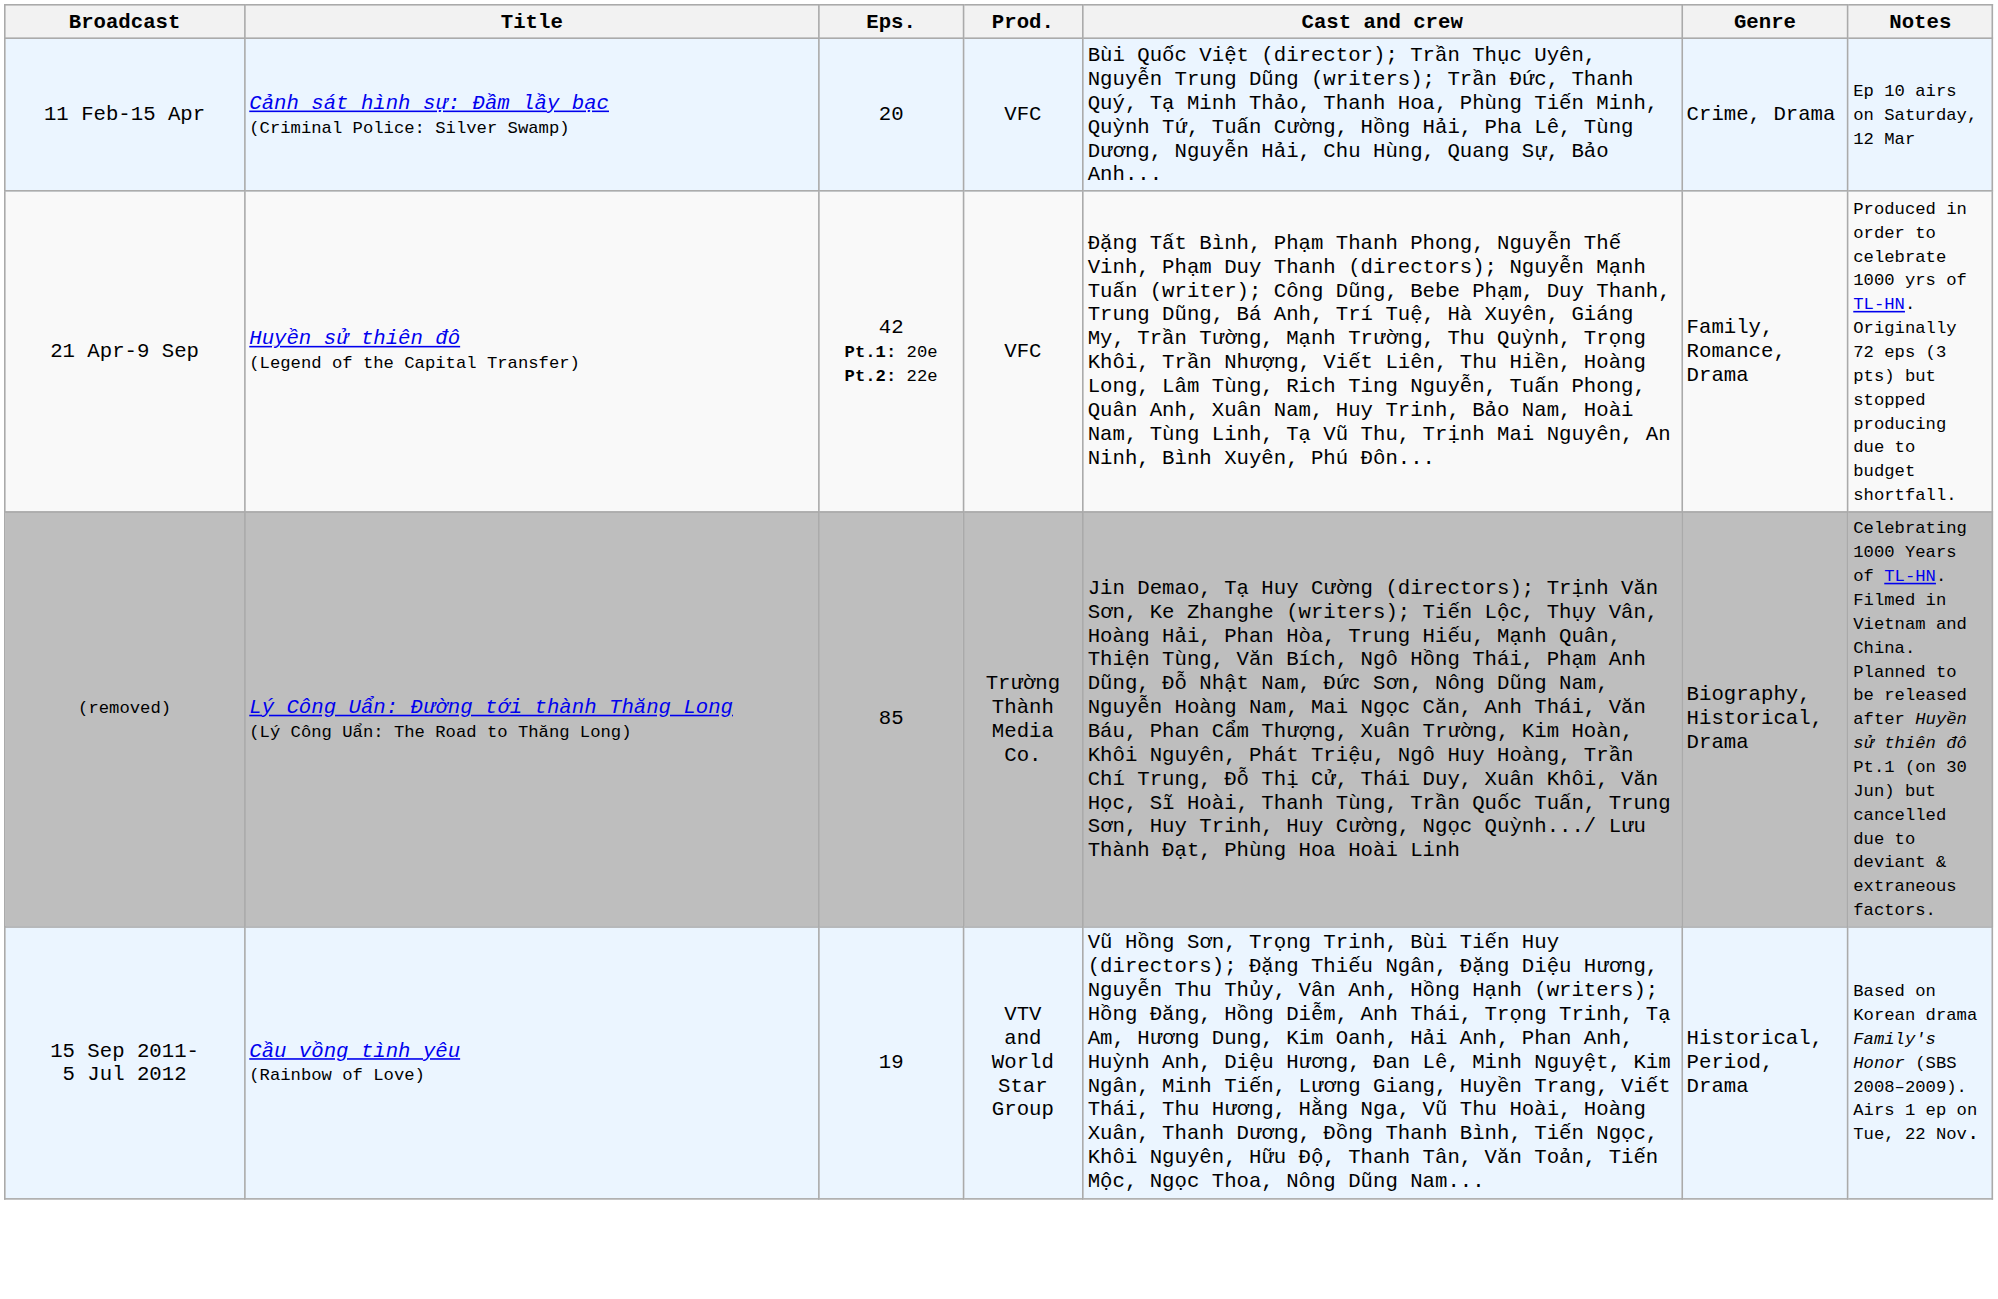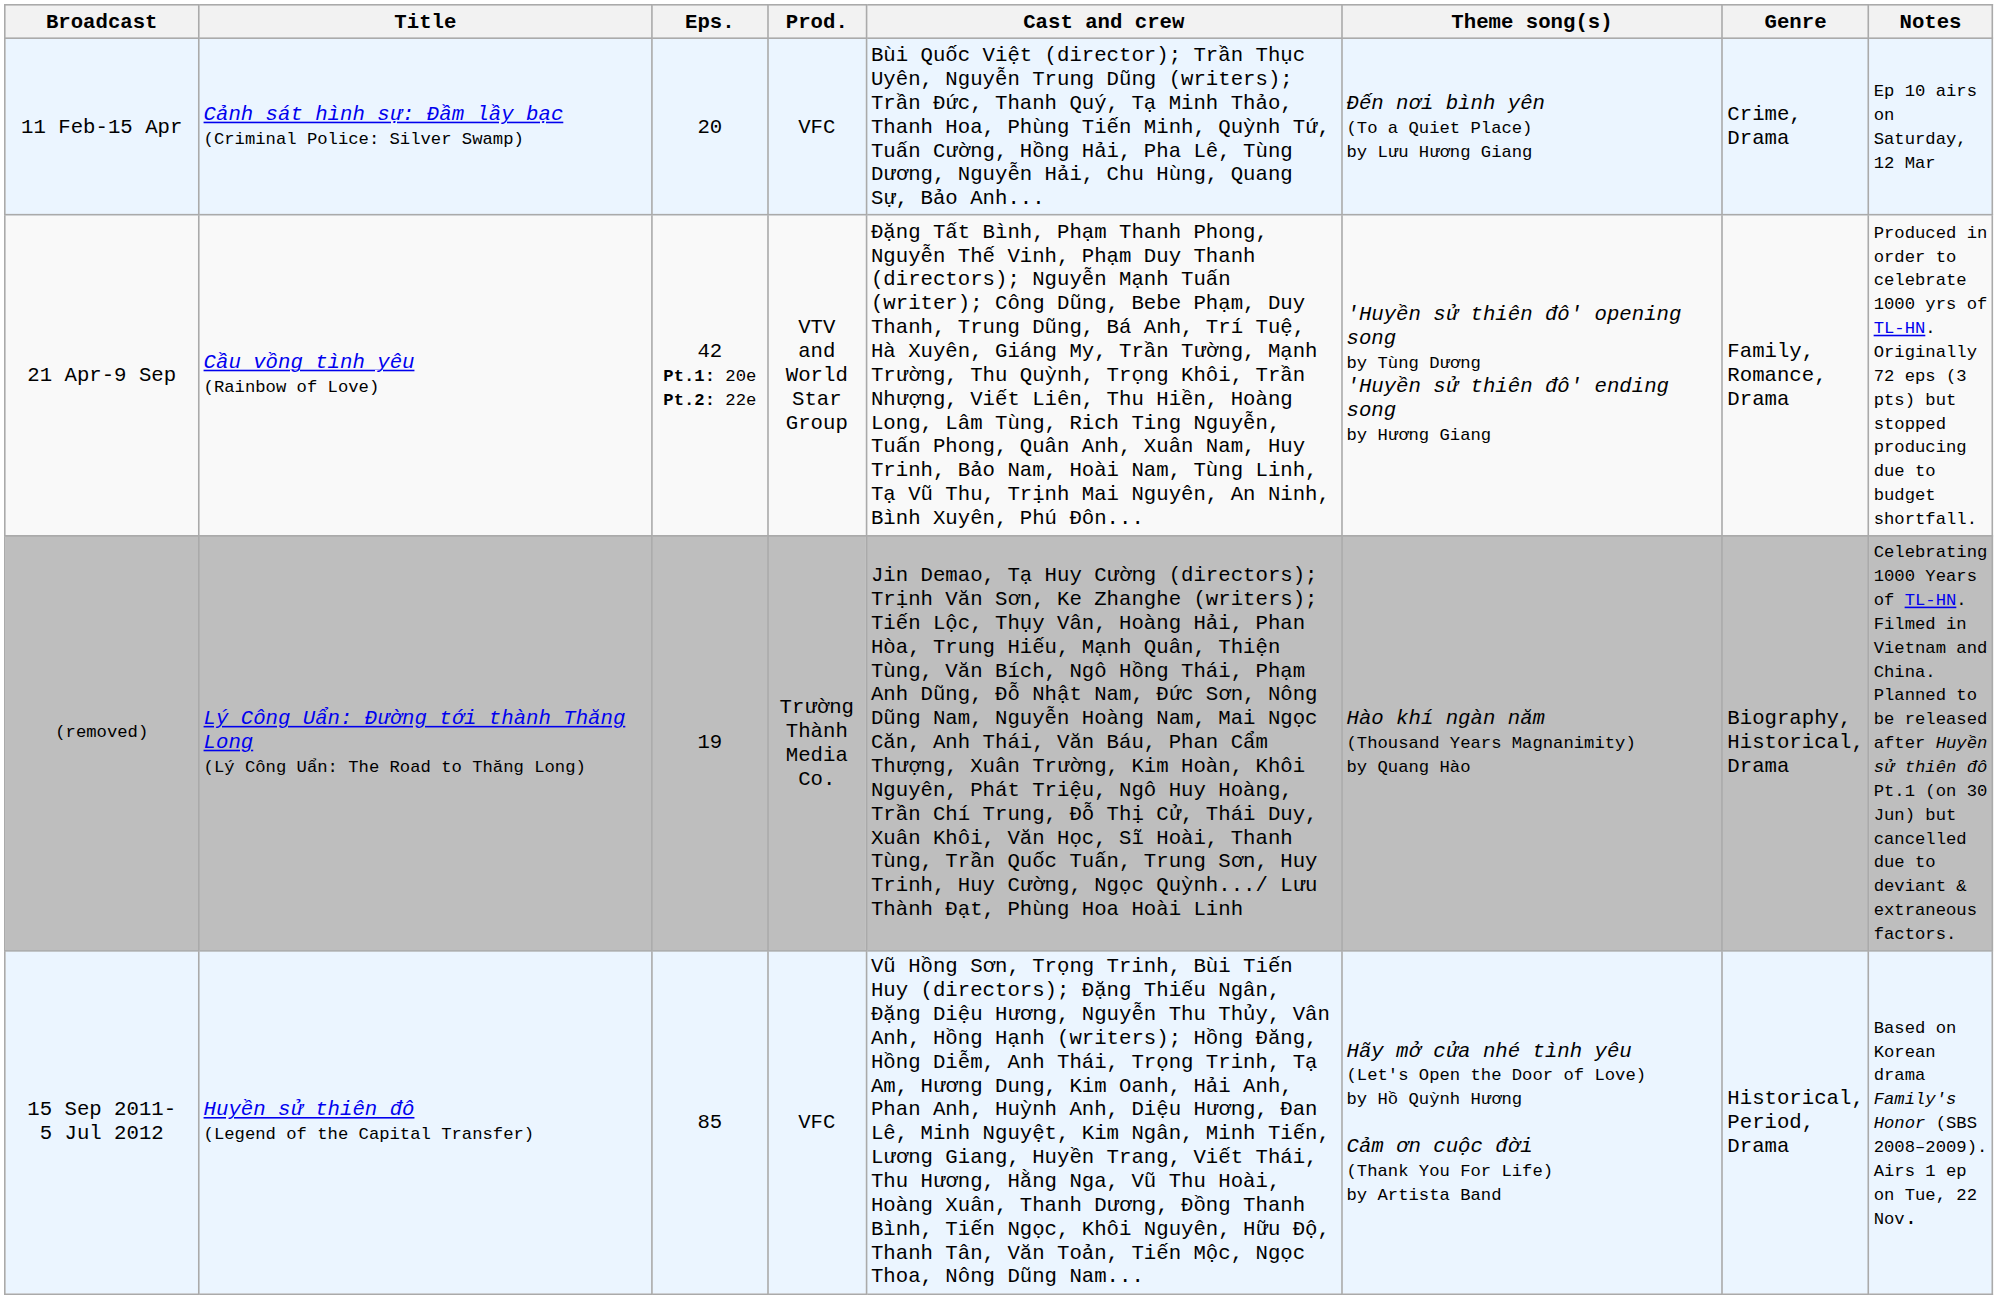+ column: (1532, 22)
(415, 351) Huyền sử thiên đô (Legend of the Capital Transfer) -> (309, 374) Cầu vồng tình yêu (Rainbow of Love)
(1023, 351) VFC -> (817, 375) VTV and World Star Group
(891, 719) 85 -> (710, 743) 19
(355, 1062) Cầu vồng tình yêu (Rainbow of Love) -> (369, 1122) Huyền sử thiên đô (Legend of the Capital Transfer)
(891, 1063) 19 -> (710, 1122) 85
(1023, 1063) VTV and World Star Group -> (817, 1122) VFC
